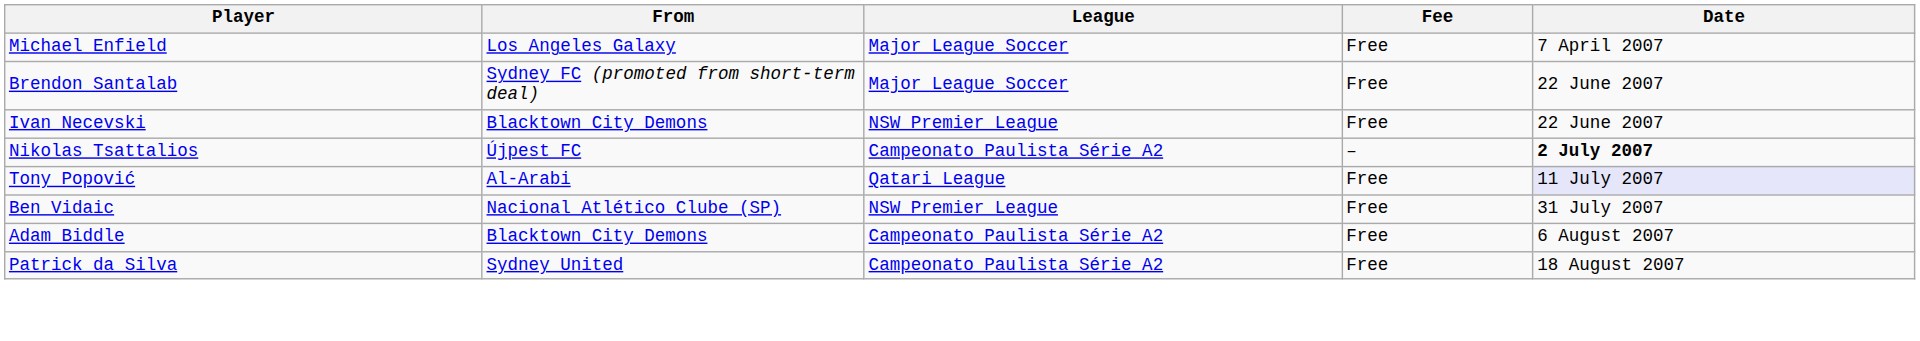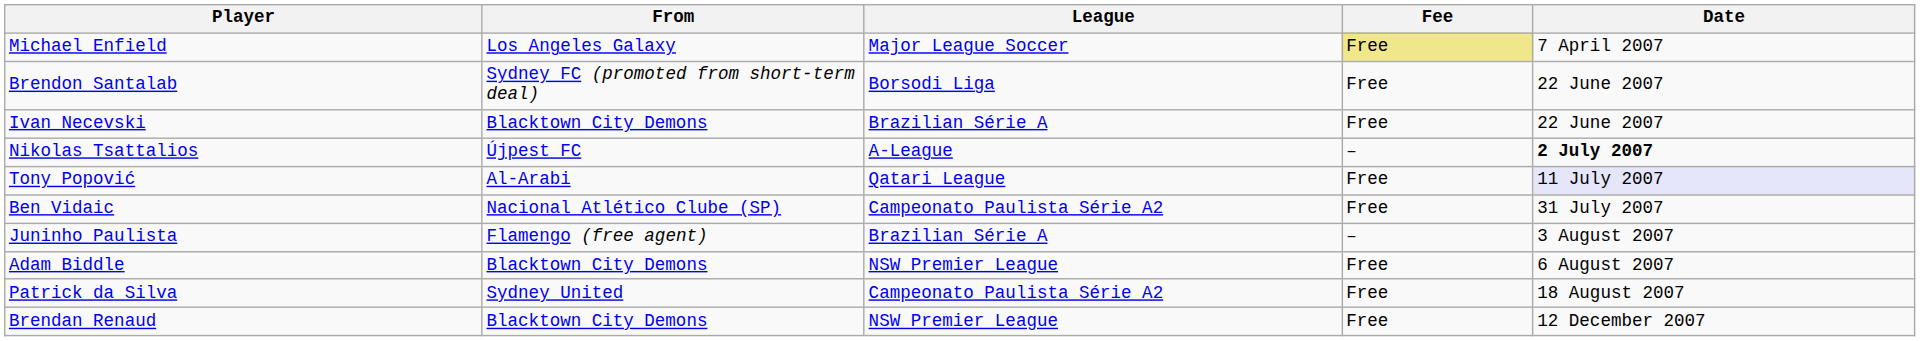(1367, 48) no background -> (1367, 48) khaki background
(969, 86) Major League Soccer -> (932, 86) Borsodi Liga
(963, 124) NSW Premier League -> (958, 124) Brazilian Série A
(1016, 152) Campeonato Paulista Série A2 -> (911, 152) A-League
(963, 209) NSW Premier League -> (1016, 209) Campeonato Paulista Série A2
+ row: (93, 237)
(1016, 237) Campeonato Paulista Série A2 -> (963, 266) NSW Premier League
+ row: (83, 322)
